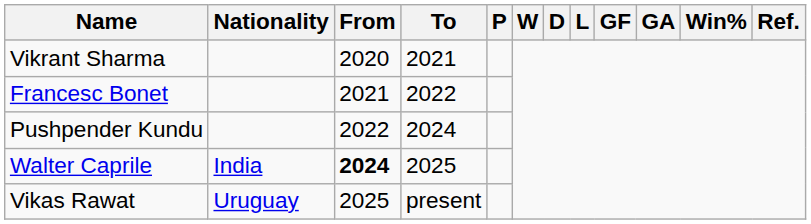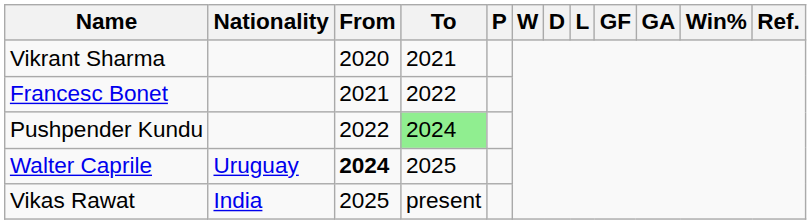(431, 129) no background -> (431, 129) lightgreen background
(238, 165) India -> (256, 165) Uruguay
(256, 201) Uruguay -> (238, 201) India
